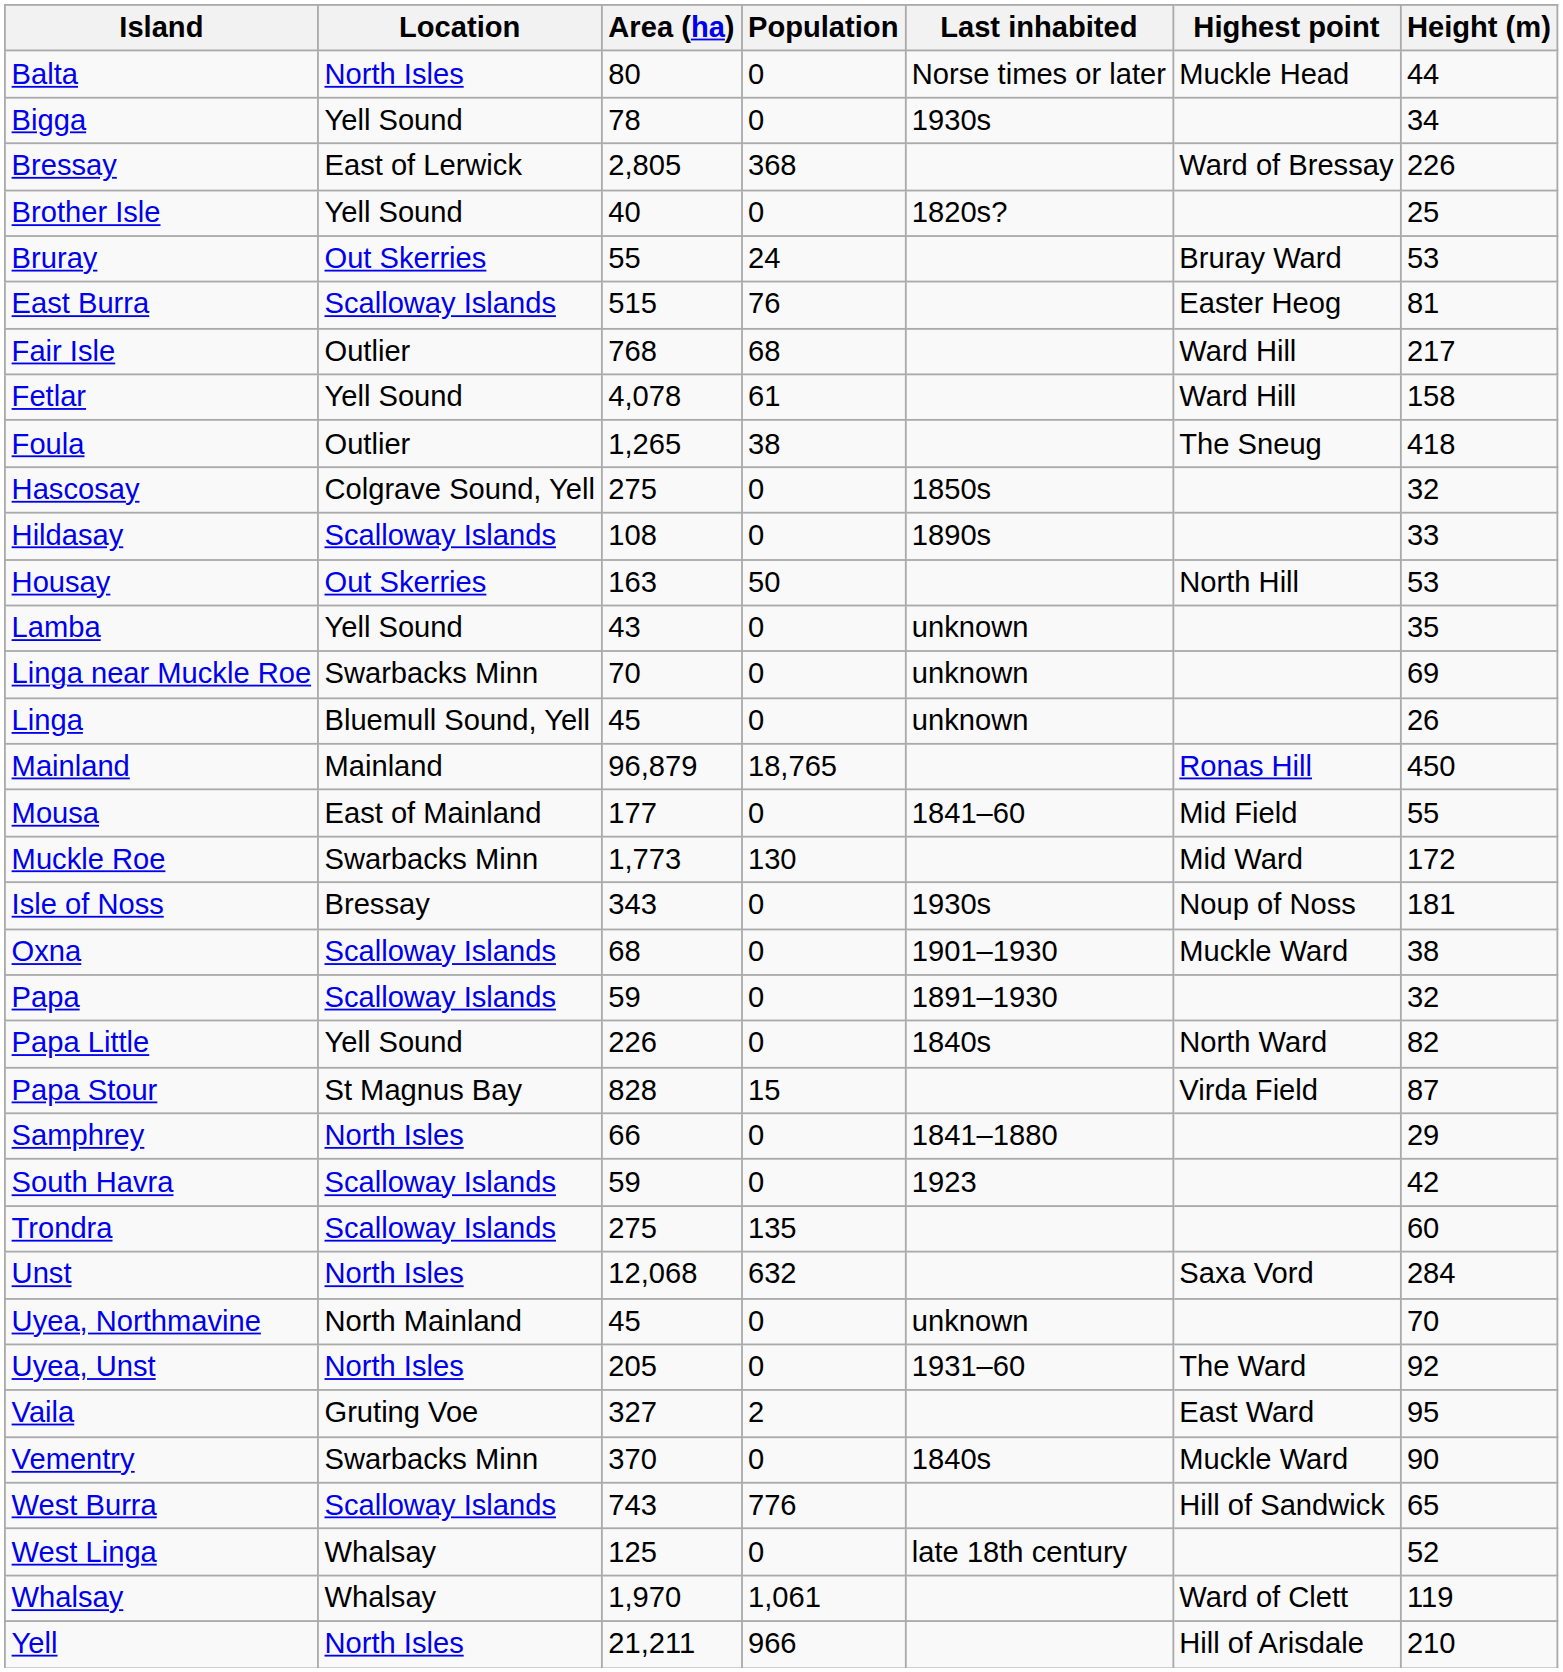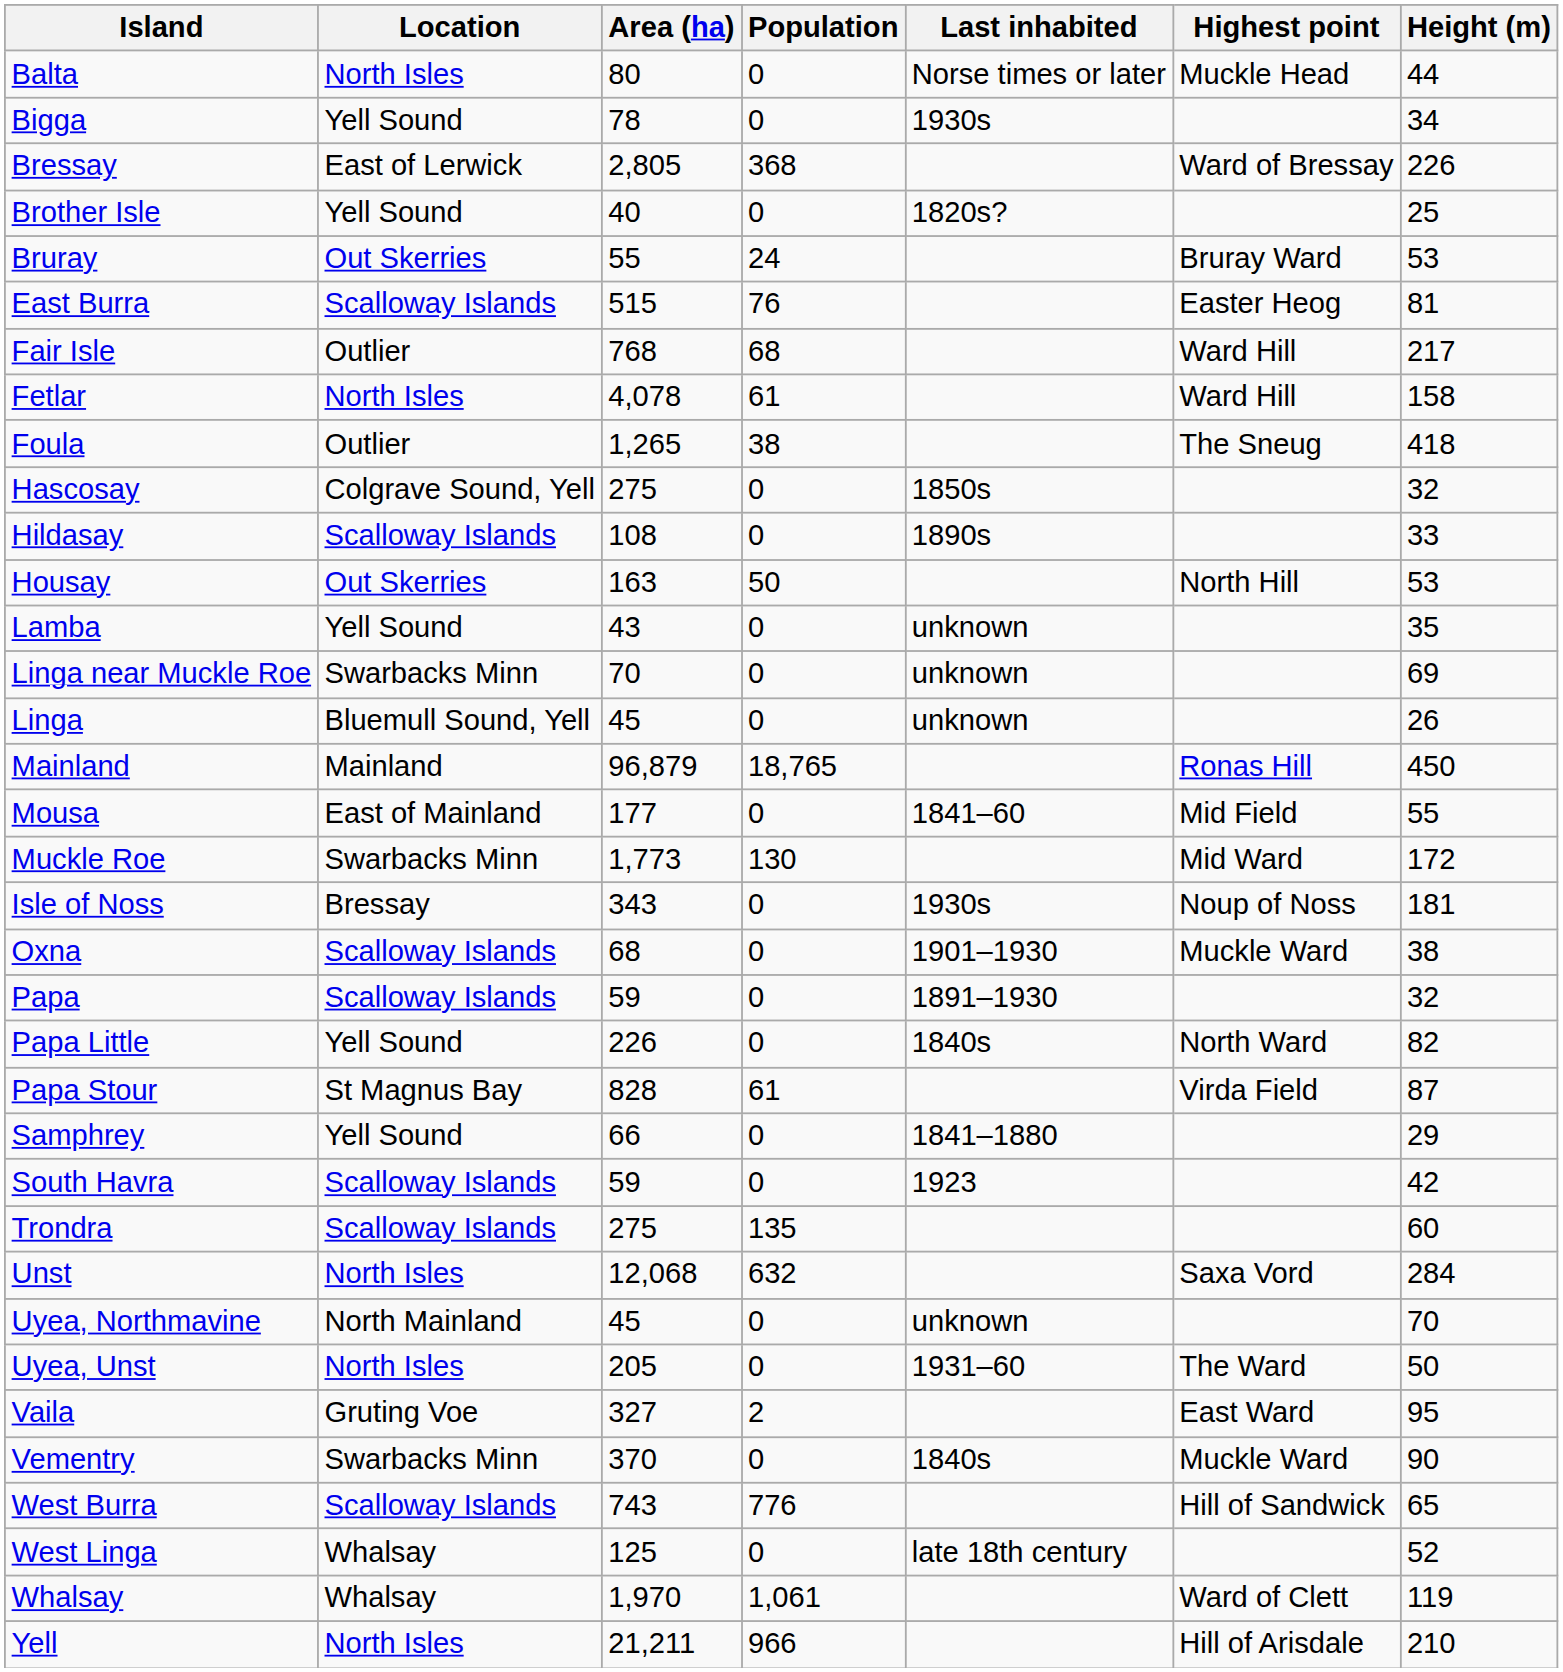(394, 397) Yell Sound -> (394, 397) North Isles
(764, 1089) 15 -> (764, 1089) 61
(394, 1135) North Isles -> (394, 1135) Yell Sound
(1423, 1366) 92 -> (1423, 1366) 50
